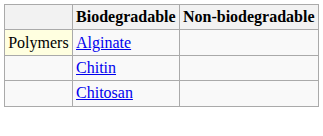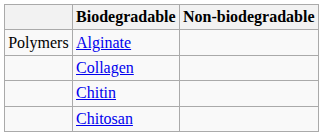(38, 42) lightyellow background -> (38, 42) no background
+ row: (105, 67)
